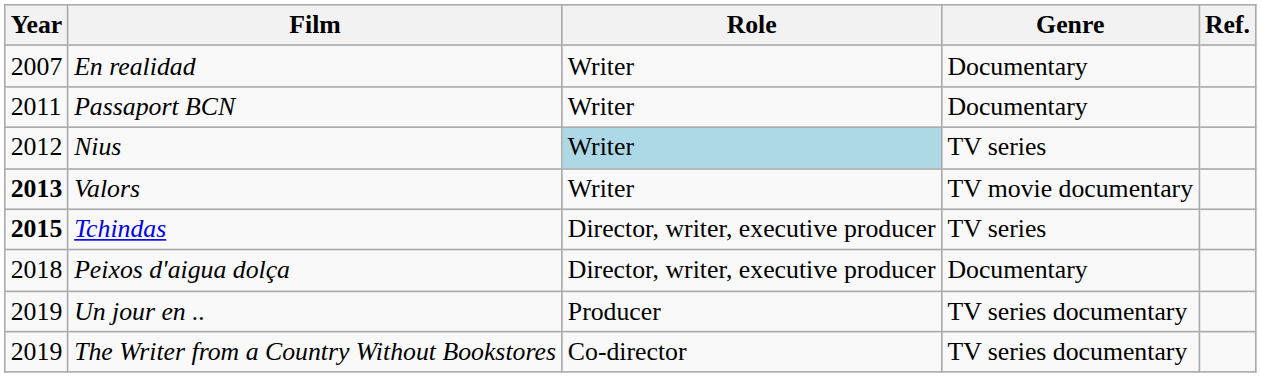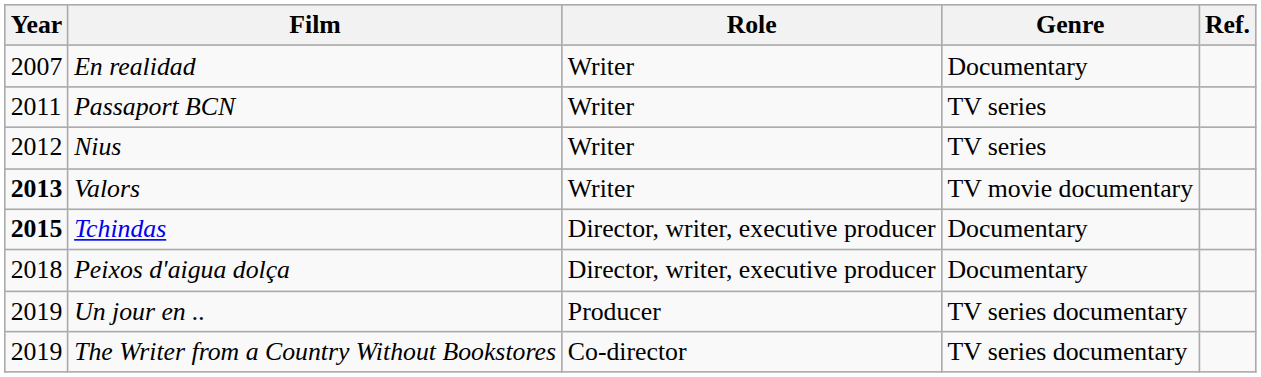(1018, 106) Documentary -> (997, 106) TV series
(601, 147) lightblue background -> (601, 147) no background
(997, 229) TV series -> (1018, 229) Documentary
